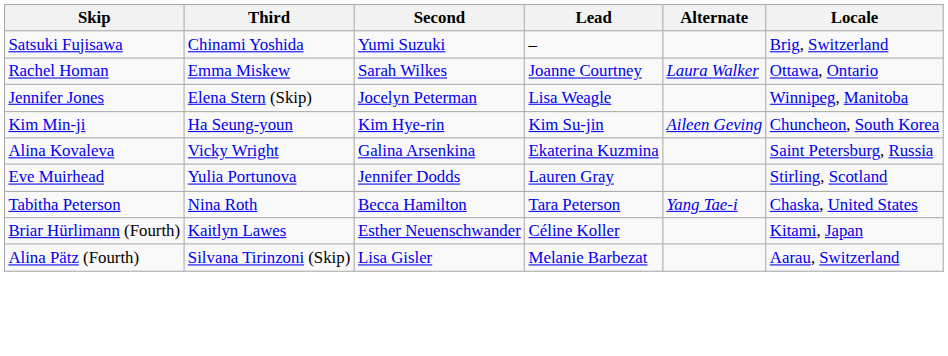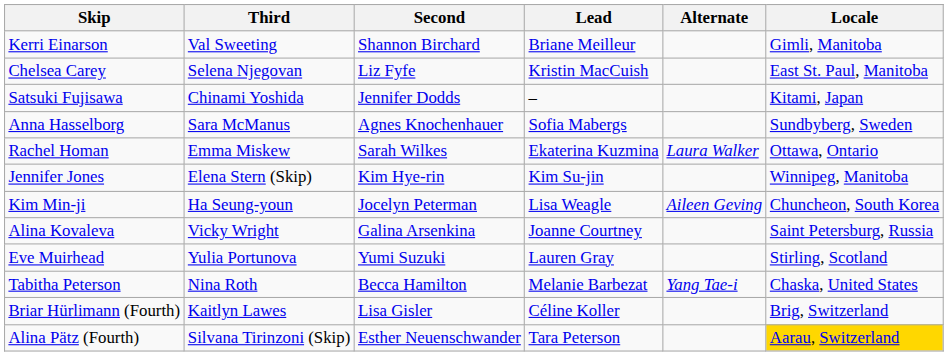+ row: (58, 44)
+ row: (57, 71)
(402, 44) Yumi Suzuki -> (409, 97) Jennifer Dodds
(829, 44) Brig, Switzerland -> (816, 97) Kitami, Japan
+ row: (66, 124)
(585, 71) Joanne Courtney -> (594, 151) Ekaterina Kuzmina
(417, 97) Jocelyn Peterman -> (401, 177) Kim Hye-rin
(570, 97) Lisa Weagle -> (566, 177) Kim Su-jin
(401, 124) Kim Hye-rin -> (417, 204) Jocelyn Peterman
(566, 124) Kim Su-jin -> (570, 204) Lisa Weagle
(594, 151) Ekaterina Kuzmina -> (585, 230) Joanne Courtney
(409, 177) Jennifer Dodds -> (402, 257) Yumi Suzuki
(574, 204) Tara Peterson -> (588, 284) Melanie Barbezat
(439, 230) Esther Neuenschwander -> (395, 310) Lisa Gisler
(816, 230) Kitami, Japan -> (829, 310) Brig, Switzerland
(395, 257) Lisa Gisler -> (439, 337) Esther Neuenschwander
(588, 257) Melanie Barbezat -> (574, 337) Tara Peterson
(835, 257) no background -> (835, 337) gold background
